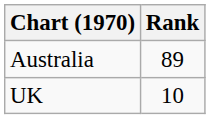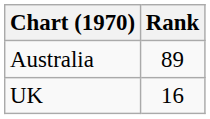(172, 95) 10 -> (172, 95) 16
